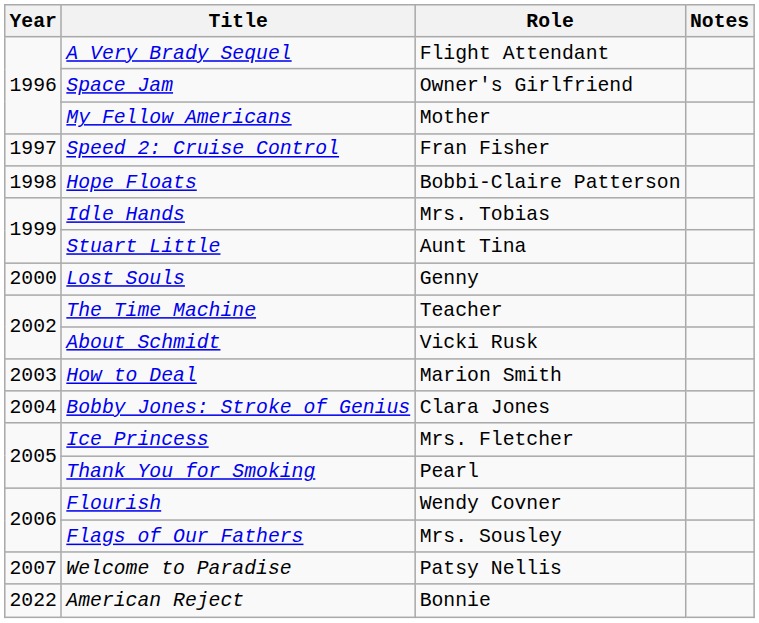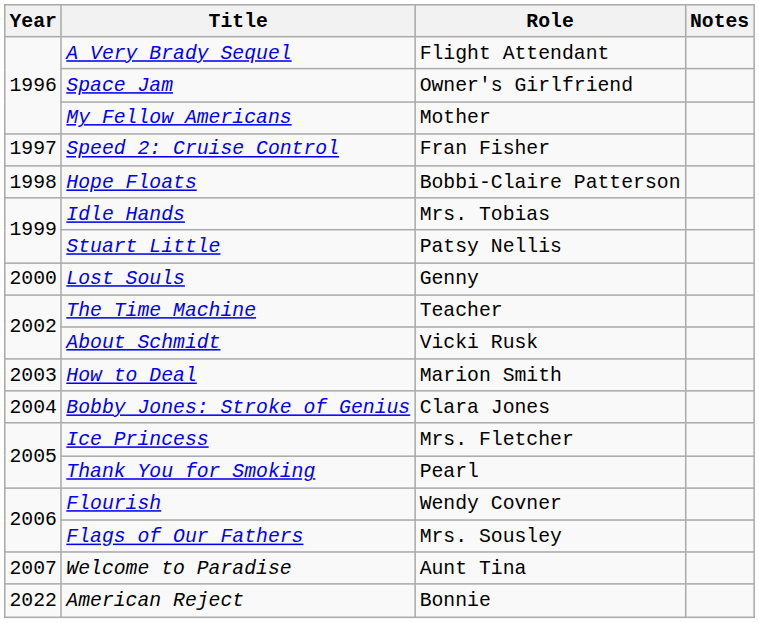(473, 246) Aunt Tina -> (491, 246) Patsy Nellis
(491, 568) Patsy Nellis -> (473, 568) Aunt Tina
